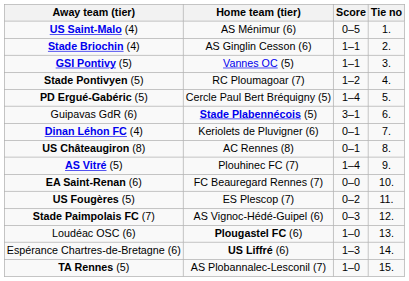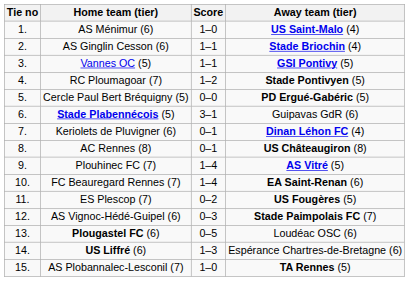columns swapped: (386, 13) <-> (94, 13)
(351, 30) 0–5 -> (208, 30) 1–0
(351, 98) 1–4 -> (208, 98) 0–0
(351, 183) 0–0 -> (208, 183) 1–4
(351, 234) 1–0 -> (208, 234) 0–5
